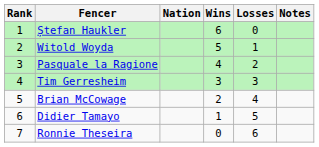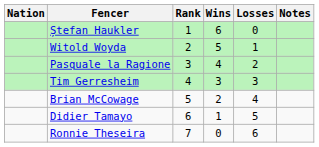columns swapped: (20, 13) <-> (182, 13)
